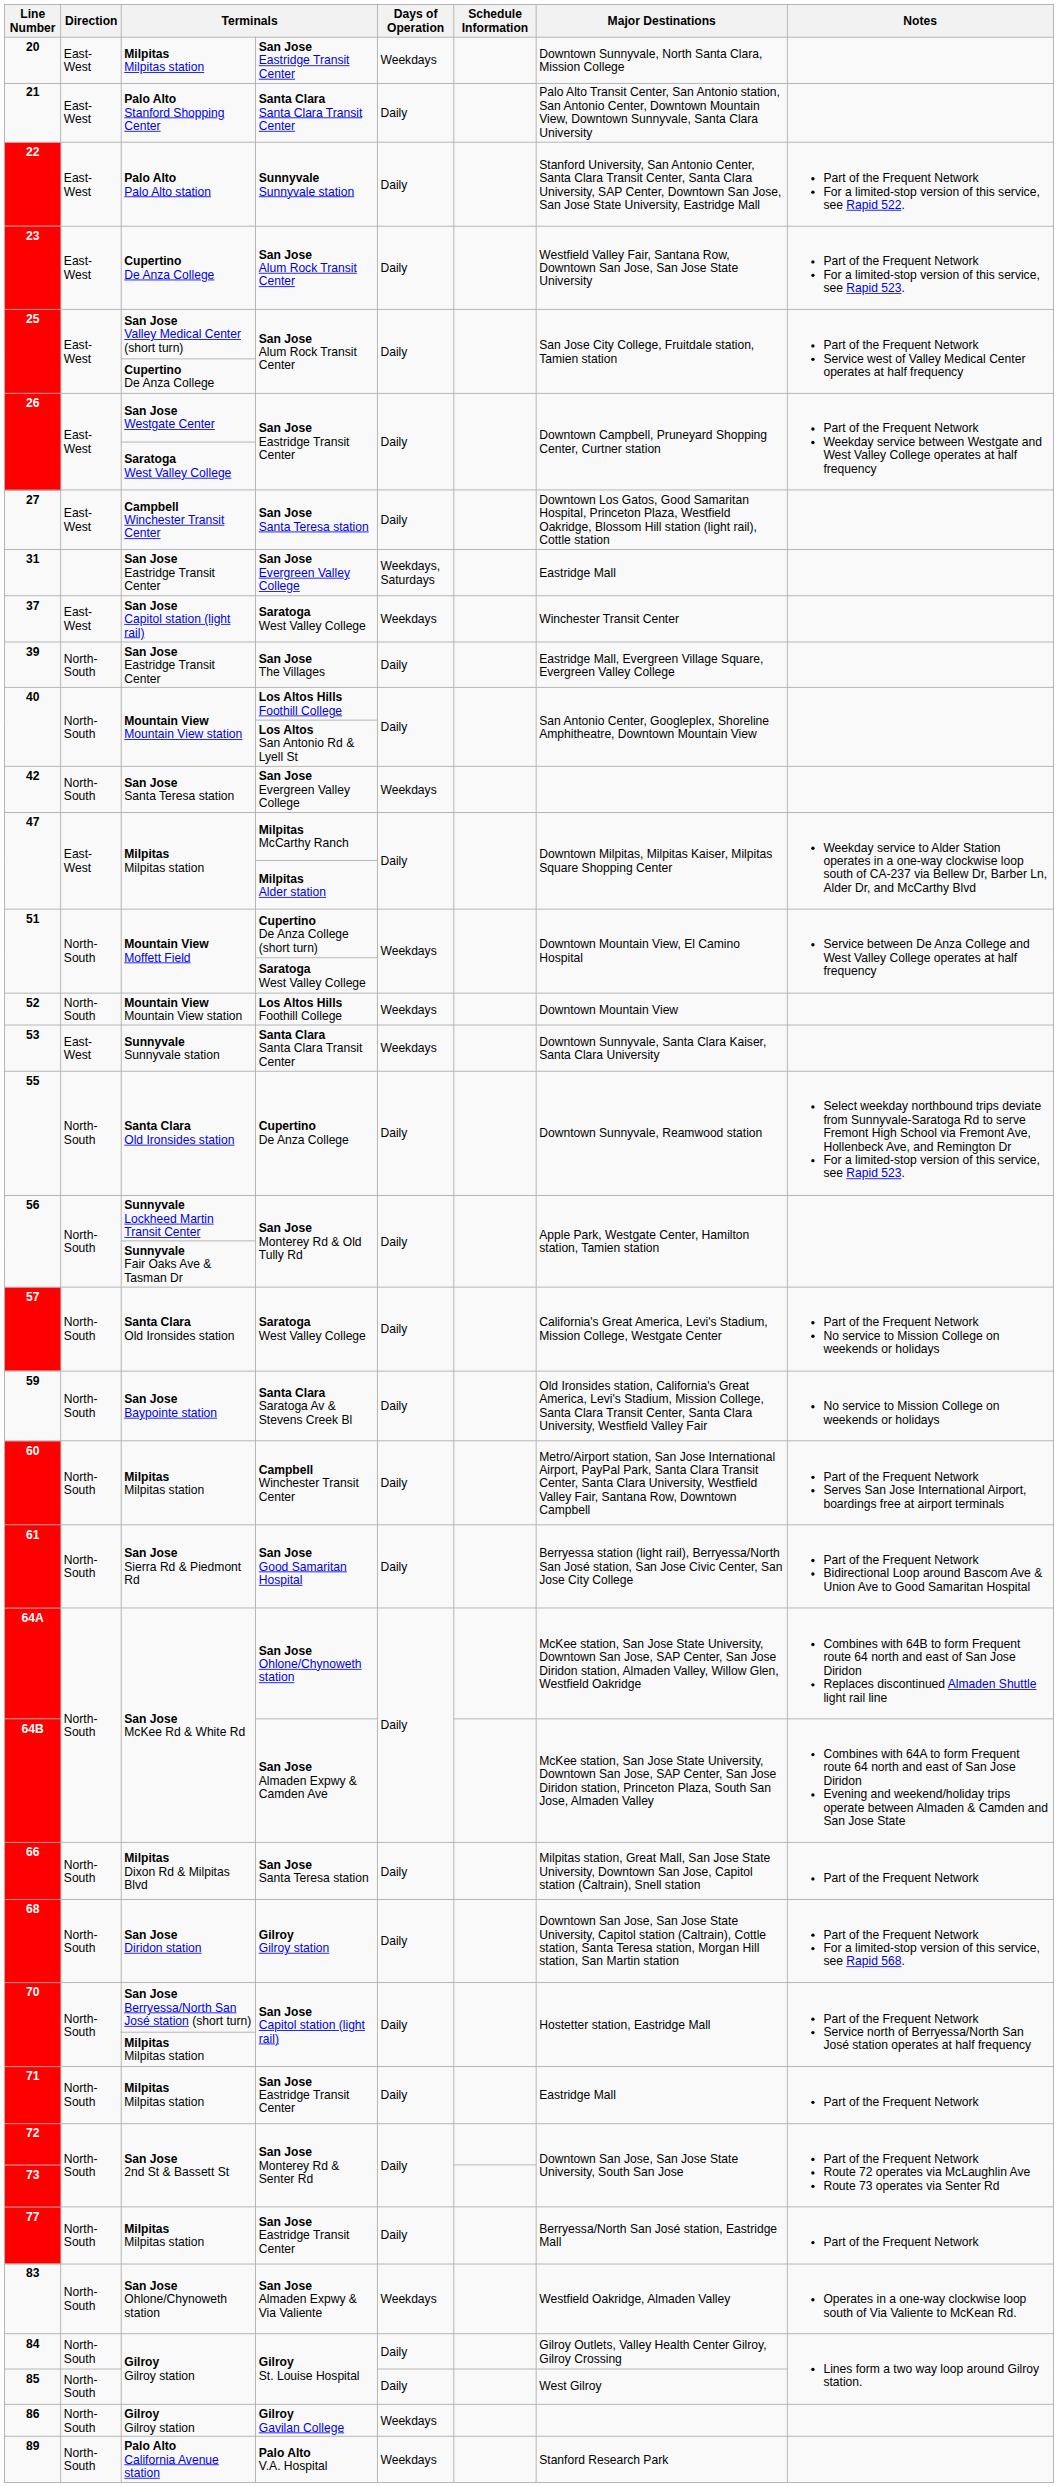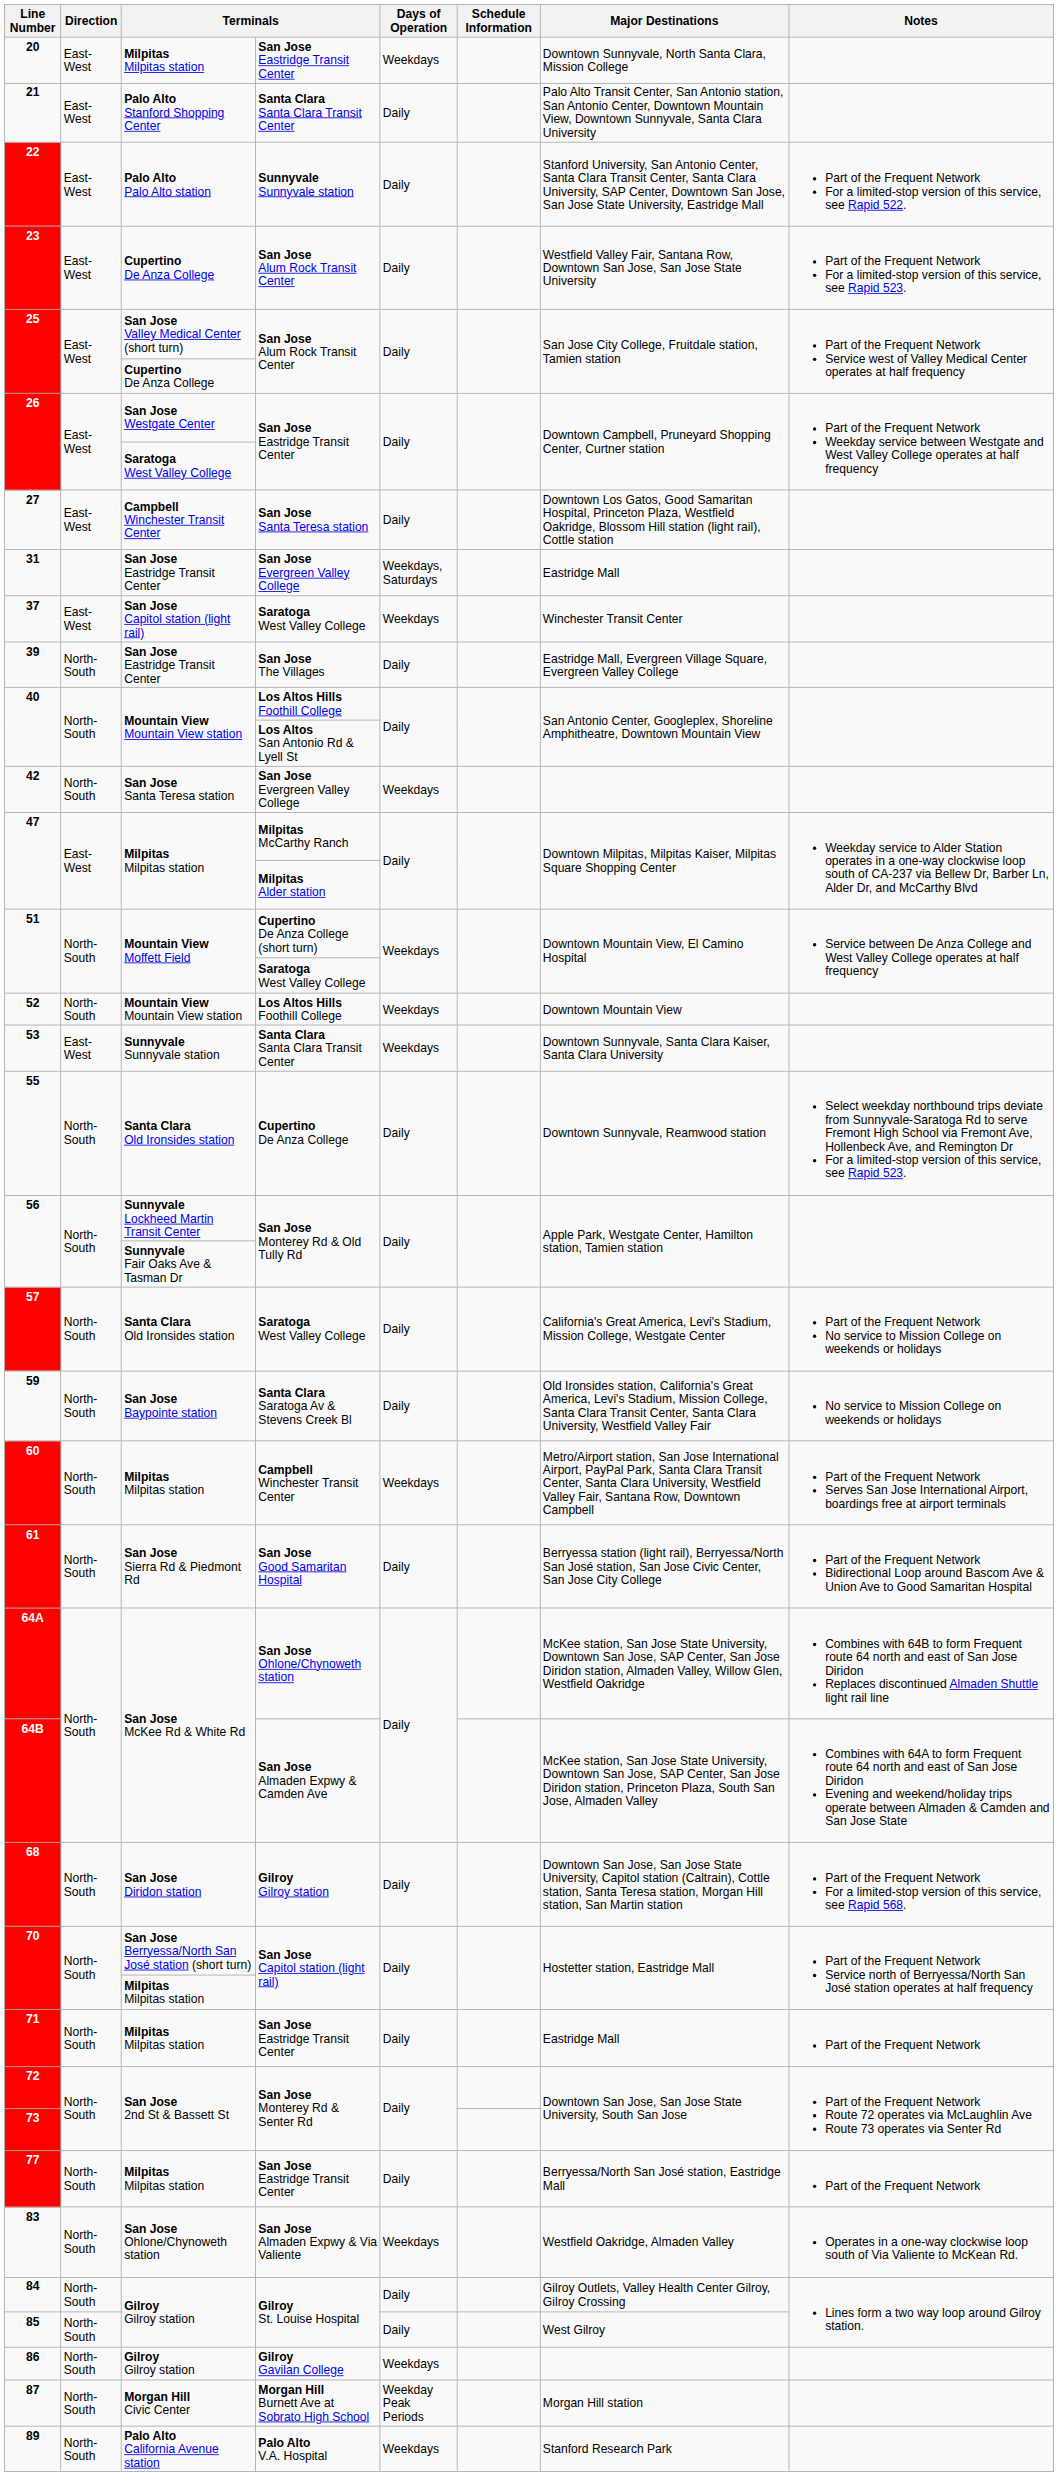(394, 1483) Daily -> (411, 1483) Weekdays
- row: (33, 1853)
+ row: (33, 2390)
